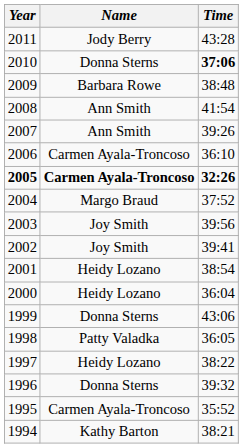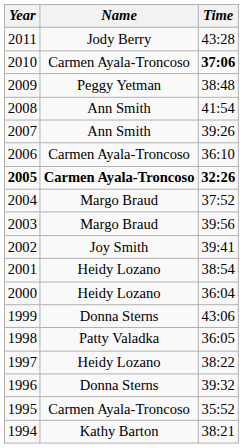(119, 62) Donna Sterns -> (119, 62) Carmen Ayala-Troncoso
(119, 85) Barbara Rowe -> (119, 85) Peggy Yetman
(119, 223) Joy Smith -> (119, 223) Margo Braud
